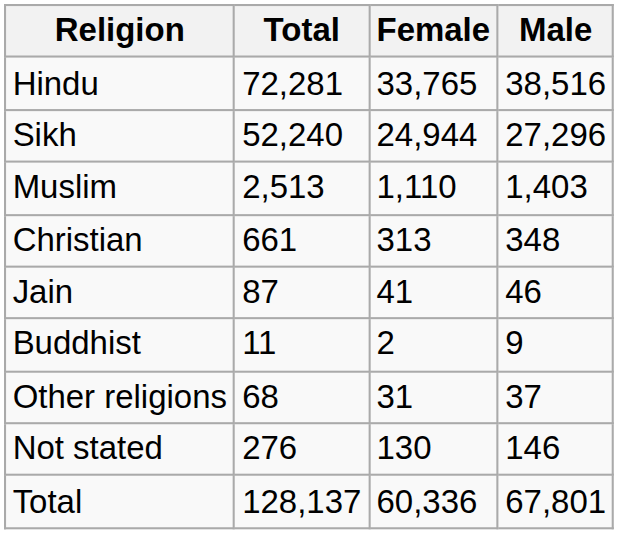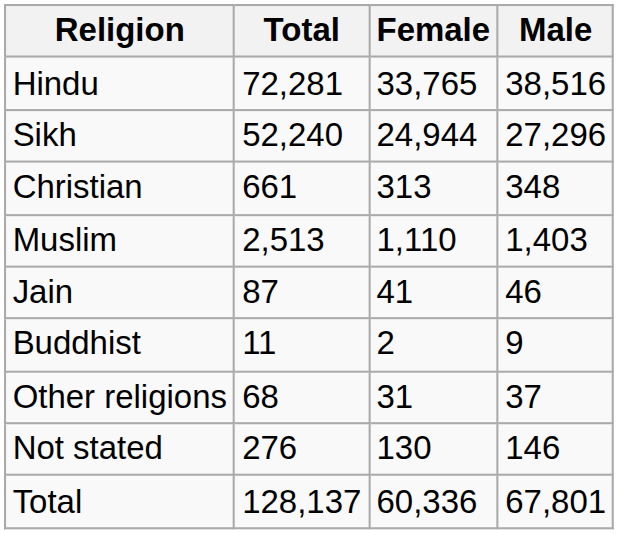rows swapped: (65, 187) <-> (78, 239)
